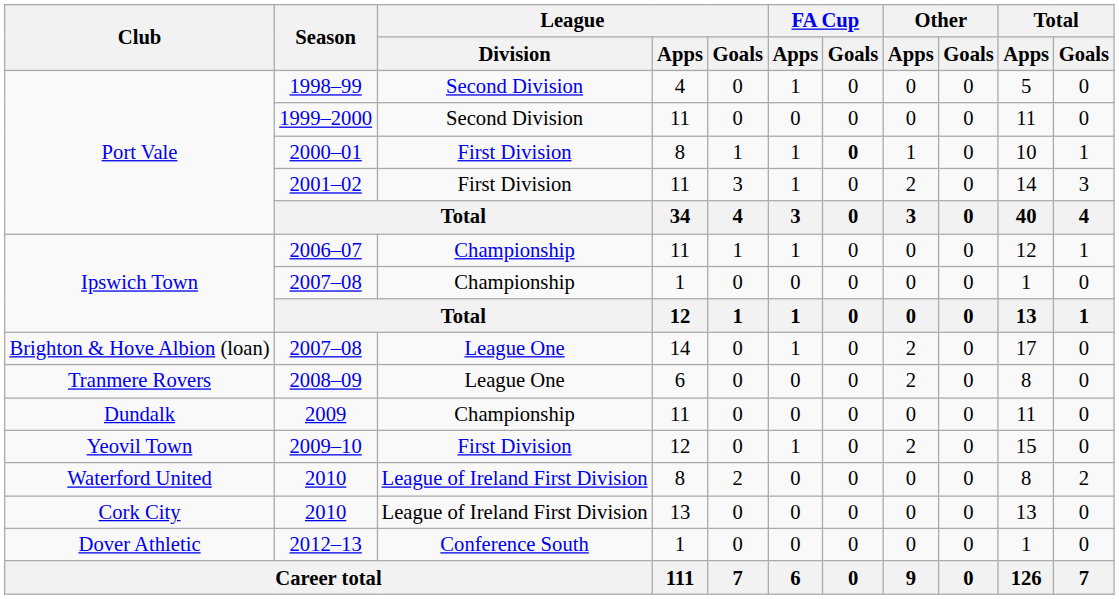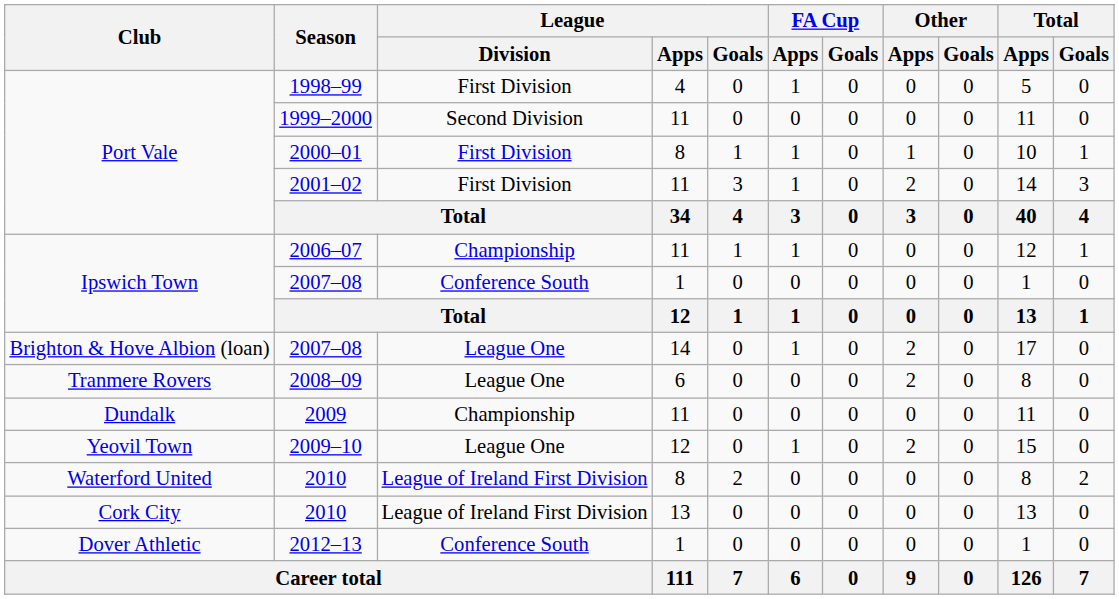(515, 86) Second Division -> (515, 86) First Division
(853, 151) bold -> (853, 151) normal
(515, 282) Championship -> (515, 282) Conference South
(515, 446) First Division -> (515, 446) League One
